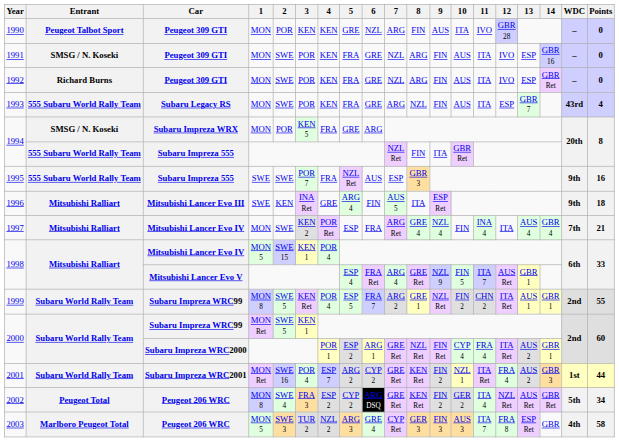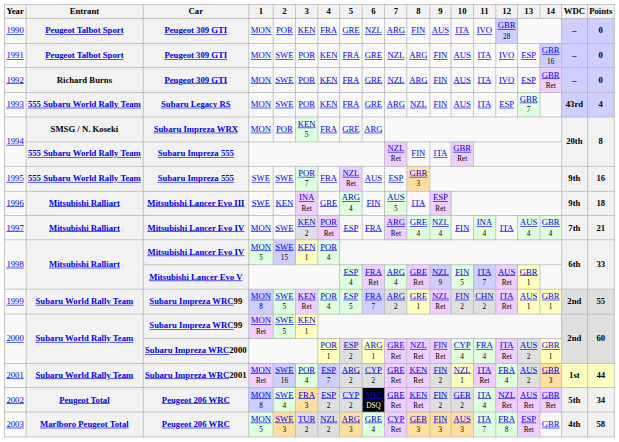(329, 30) KEN -> (329, 30) FRA
(84, 55) SMSG / N. Koseki -> (84, 55) Peugeot Talbot Sport
